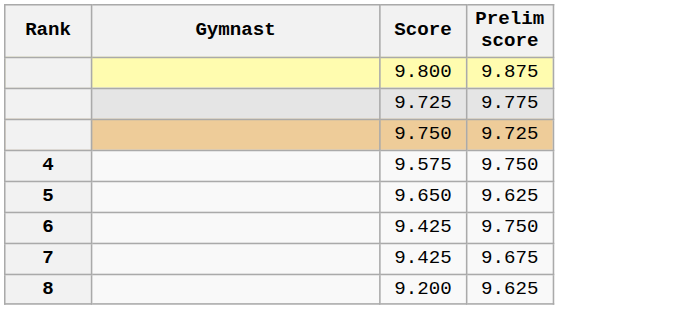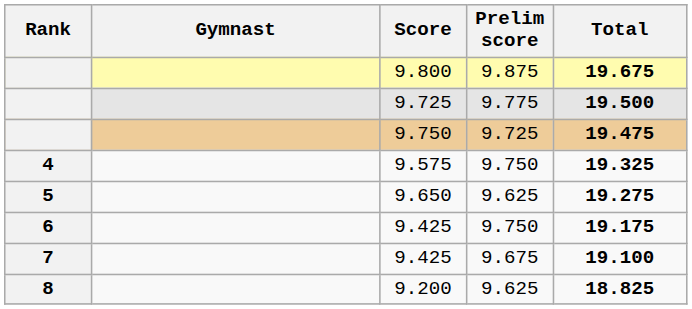+ column: (620, 31)
